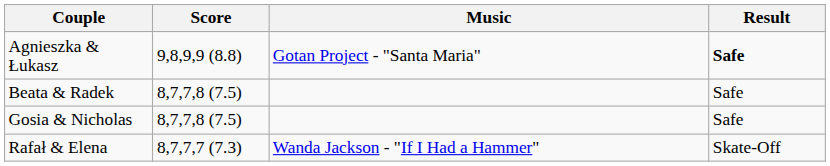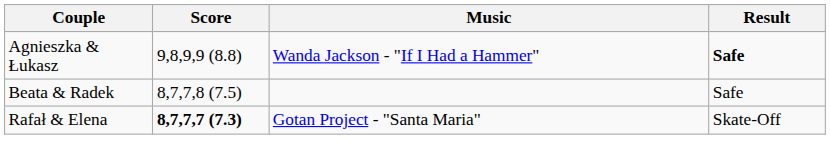(377, 55) Gotan Project - "Santa Maria" -> (406, 55) Wanda Jackson - "If I Had a Hammer"
- row: (70, 119)
(199, 147) normal -> (199, 119) bold
(406, 147) Wanda Jackson - "If I Had a Hammer" -> (377, 119) Gotan Project - "Santa Maria"
